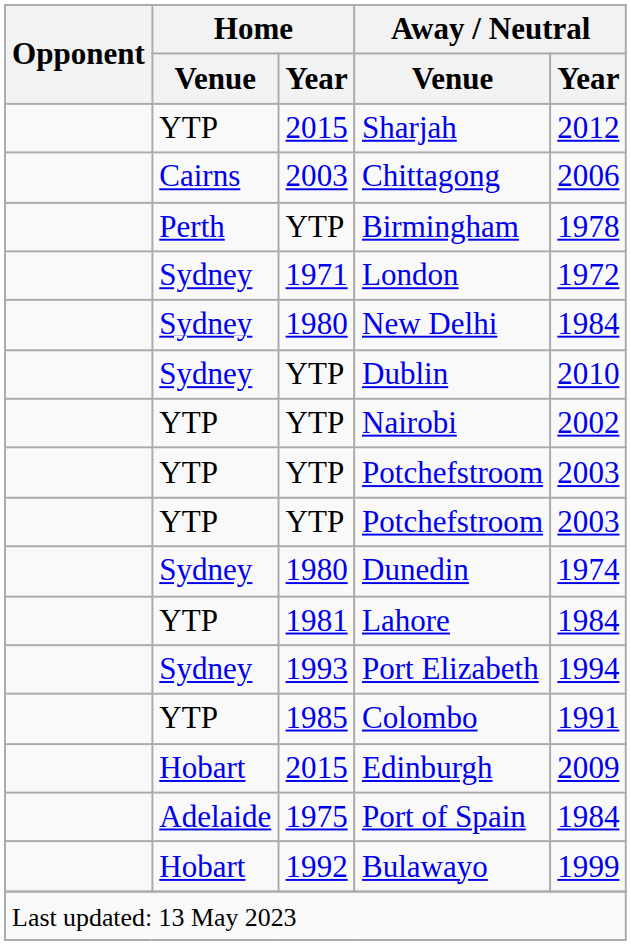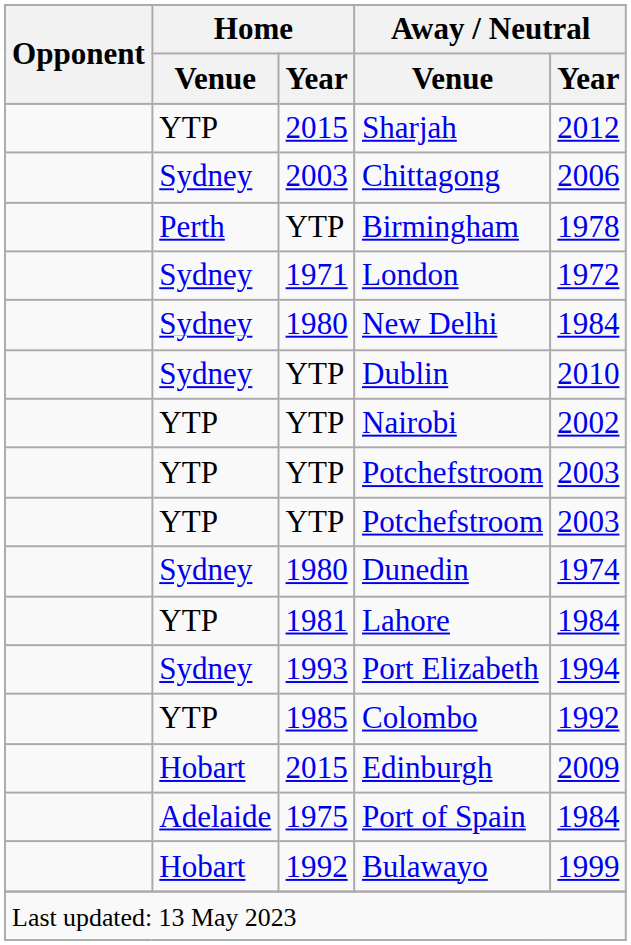(200, 176) Cairns -> (206, 176) Sydney
(588, 718) 1991 -> (588, 718) 1992
